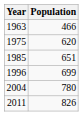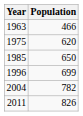(69, 57) 651 -> (69, 57) 650
(69, 88) 780 -> (69, 88) 782
